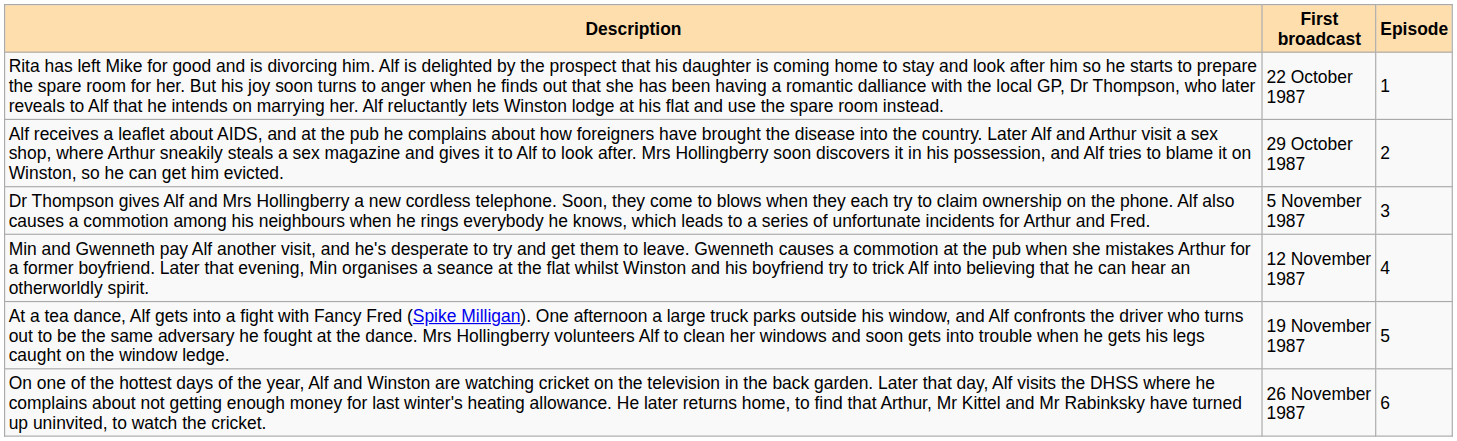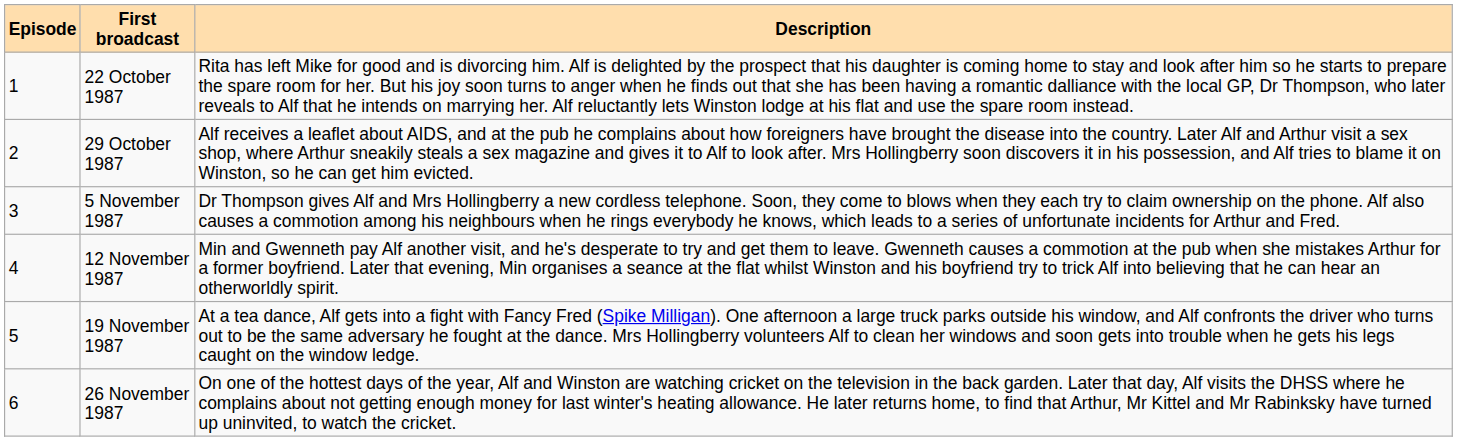columns swapped: (1414, 28) <-> (633, 28)
